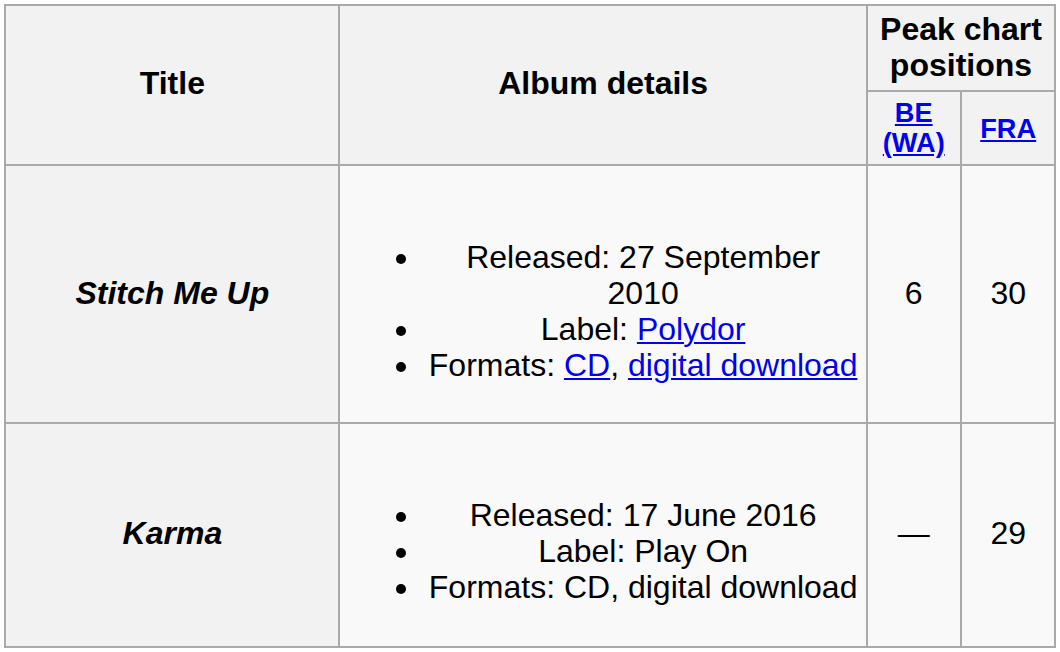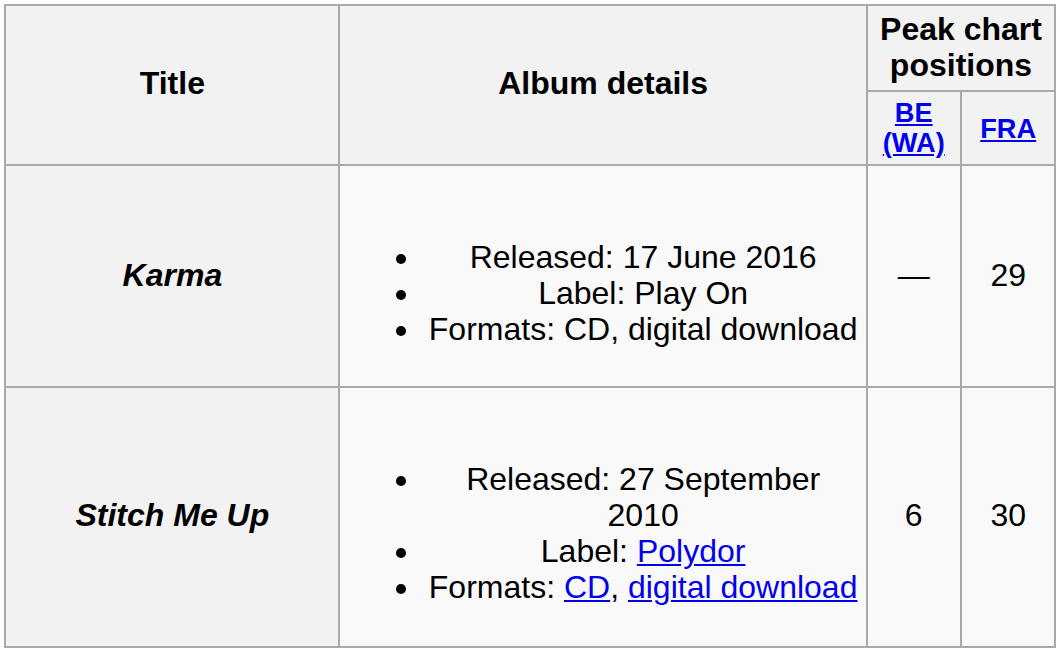rows swapped: (172, 293) <-> (172, 534)
